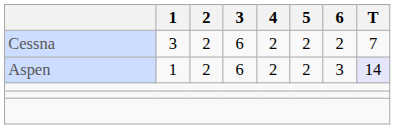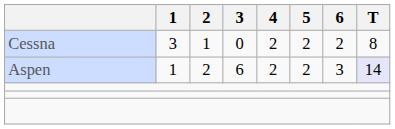(206, 43) 2 -> (206, 43) 1
(240, 43) 6 -> (240, 43) 0
(373, 43) 7 -> (373, 43) 8
